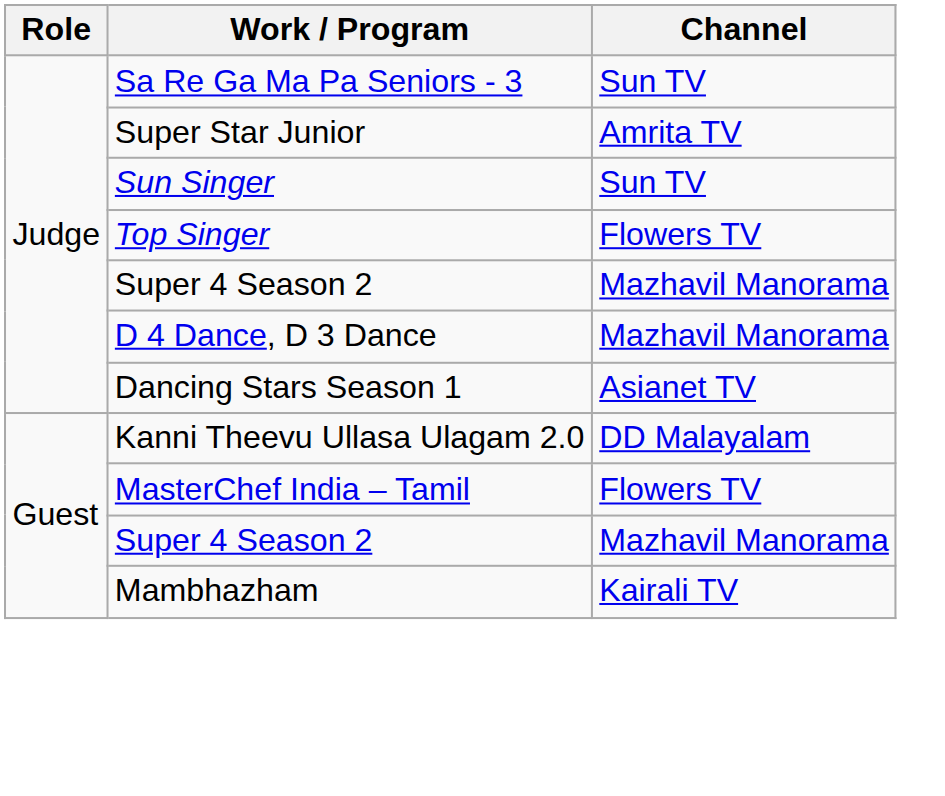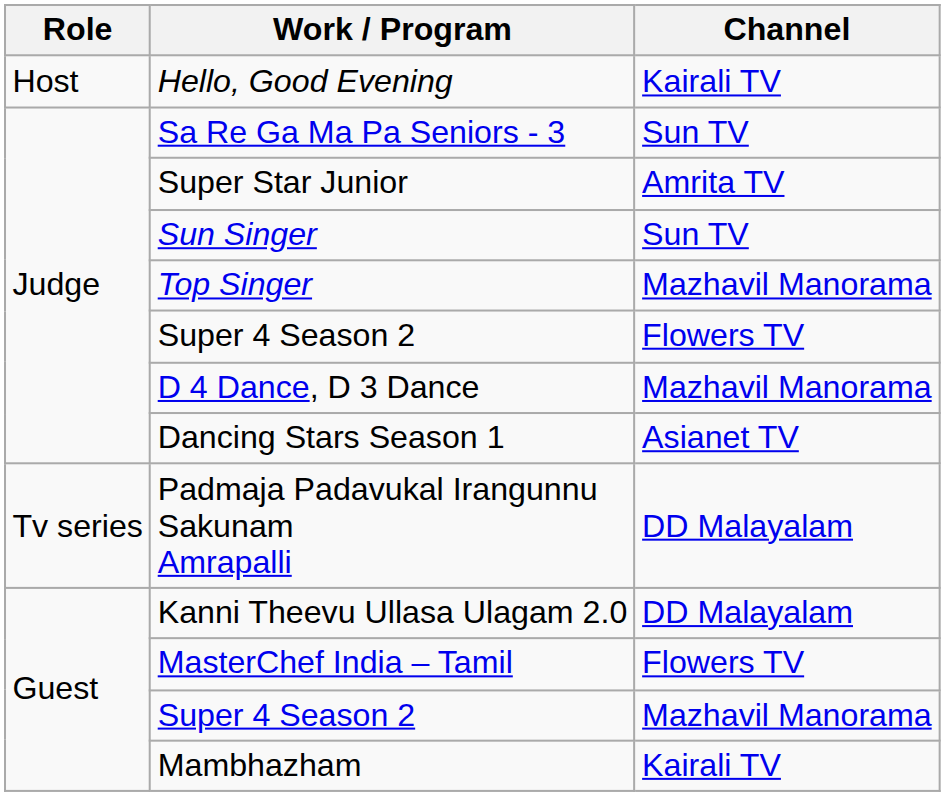+ row: (45, 81)
(680, 234) Flowers TV -> (787, 285) Mazhavil Manorama
(744, 285) Mazhavil Manorama -> (723, 336) Flowers TV
+ row: (78, 525)
